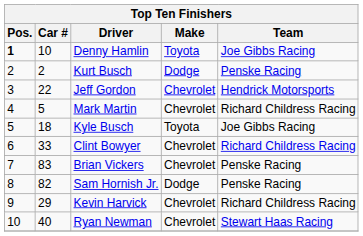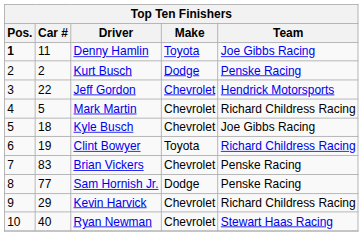(45, 52) 10 -> (44, 52) 11
(182, 128) Toyota -> (190, 128) Chevrolet
(45, 146) 33 -> (45, 146) 19
(190, 146) Chevrolet -> (182, 146) Toyota
(45, 184) 82 -> (45, 184) 77
